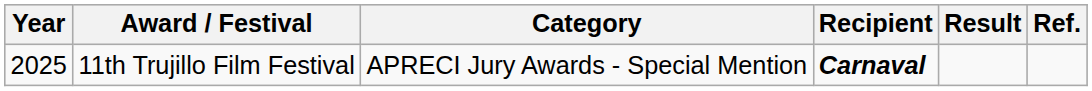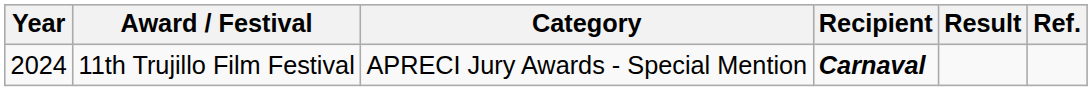(39, 64) 2025 -> (39, 64) 2024
